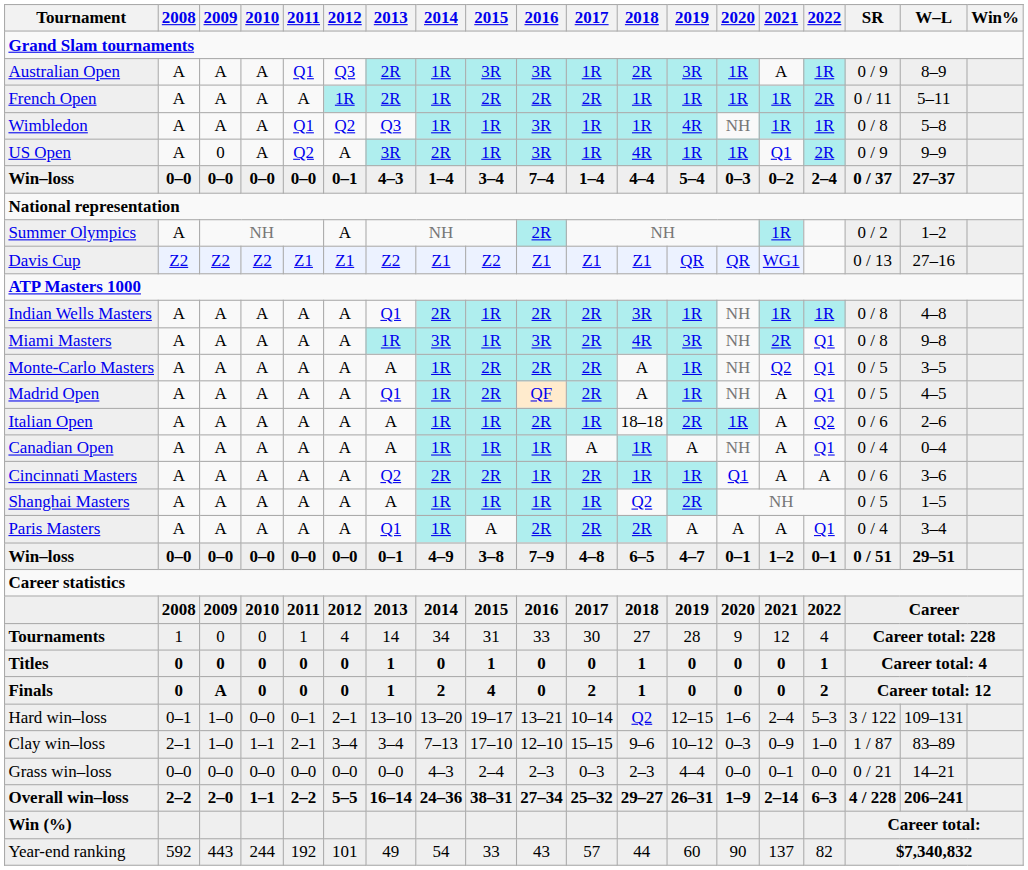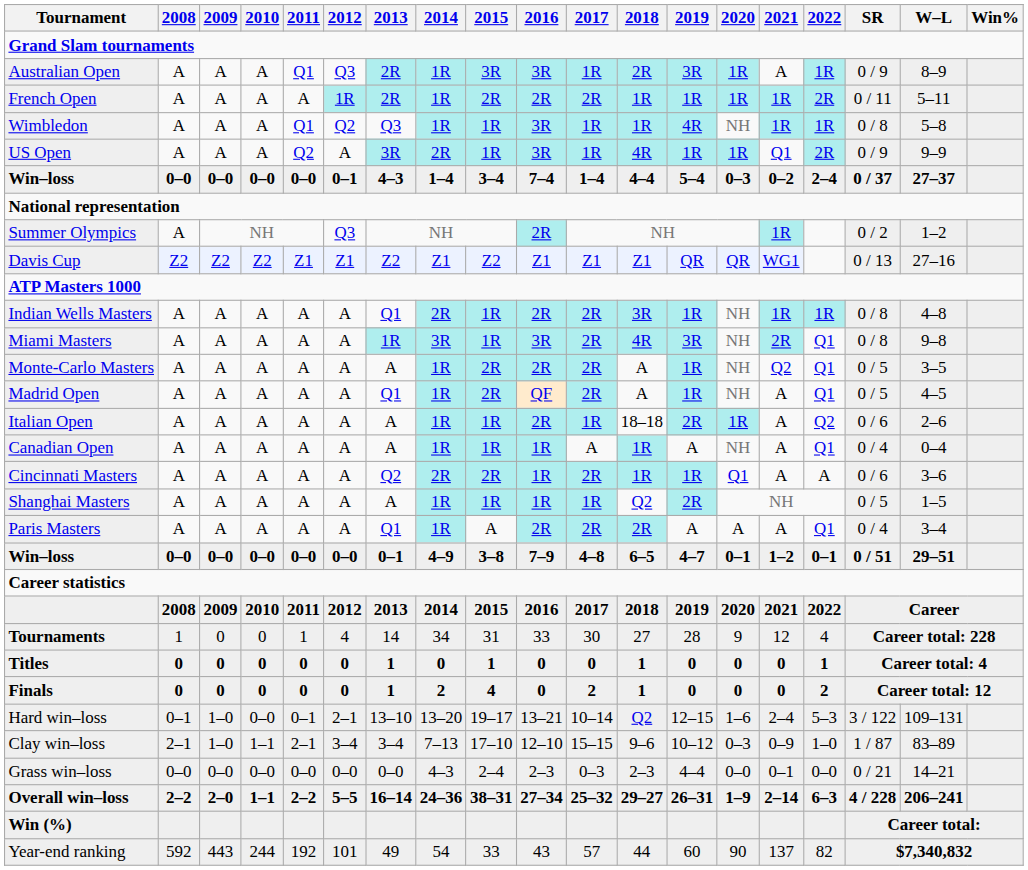(221, 152) 0 -> (221, 152) A
(345, 233) A -> (345, 233) Q3
(221, 690) A -> (221, 690) 0
